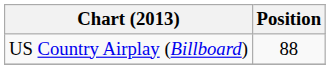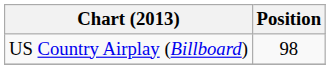(289, 49) 88 -> (289, 49) 98
